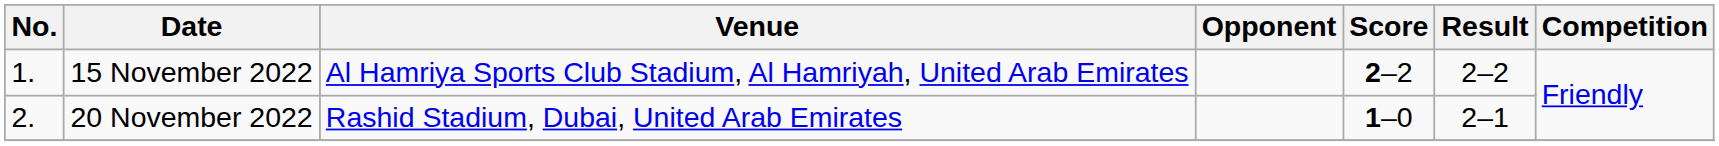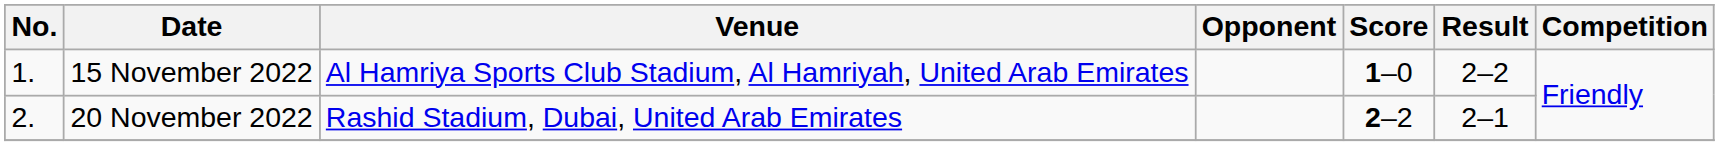(1389, 72) 2–2 -> (1389, 72) 1–0
(1389, 117) 1–0 -> (1389, 117) 2–2
